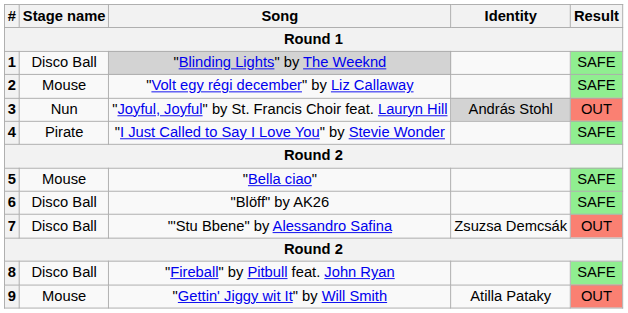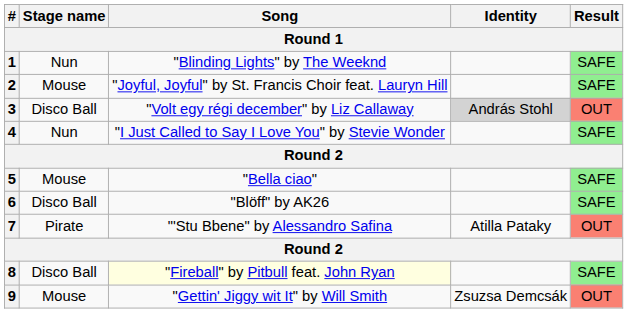(64, 62) Disco Ball -> (64, 62) Nun
(280, 62) lightgrey background -> (280, 62) no background
(280, 86) "Volt egy régi december" by Liz Callaway -> (280, 86) "Joyful, Joyful" by St. Francis Choir feat. Lauryn Hill
(64, 109) Nun -> (64, 109) Disco Ball
(280, 109) "Joyful, Joyful" by St. Francis Choir feat. Lauryn Hill -> (280, 109) "Volt egy régi december" by Liz Callaway
(64, 132) Pirate -> (64, 132) Nun
(64, 226) Disco Ball -> (64, 226) Pirate
(511, 226) Zsuzsa Demcsák -> (511, 226) Atilla Pataky
(280, 272) no background -> (280, 272) lightyellow background
(511, 296) Atilla Pataky -> (511, 296) Zsuzsa Demcsák
